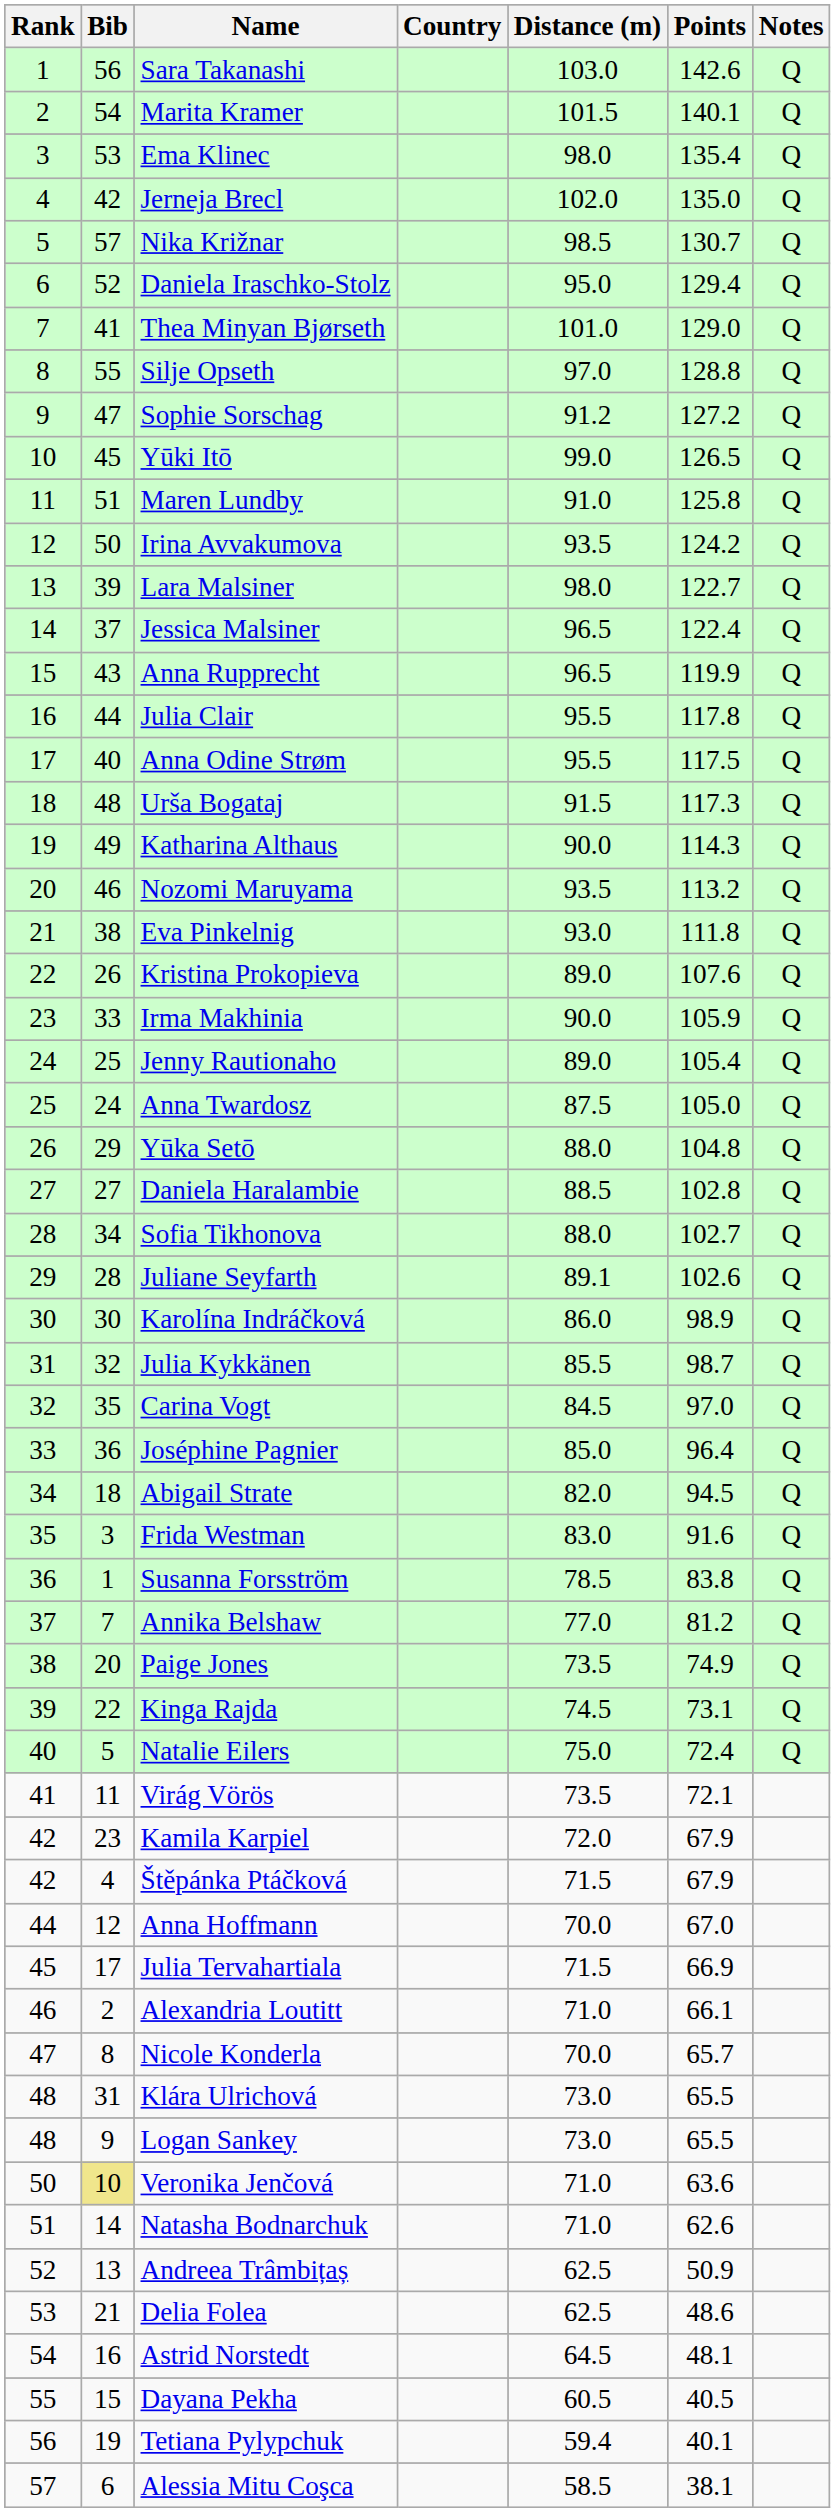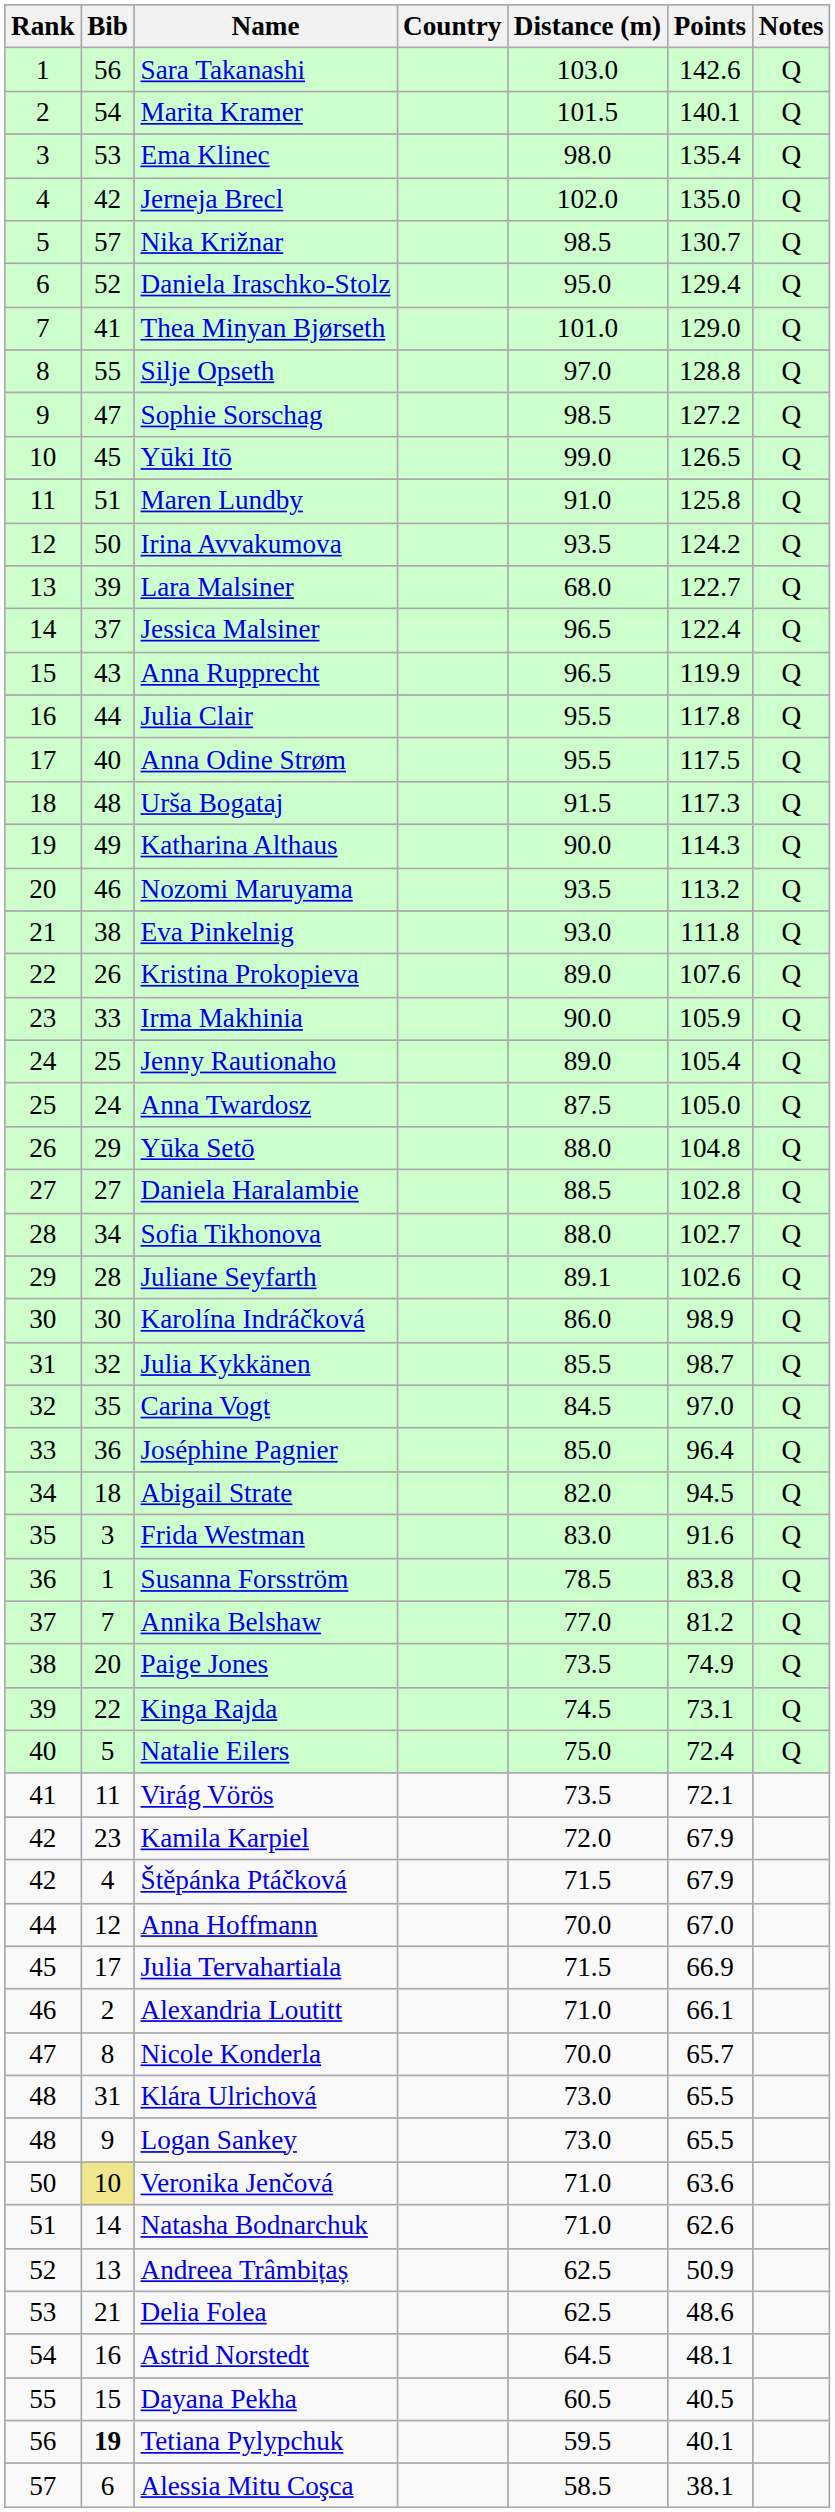(587, 414) 91.2 -> (587, 414) 98.5
(587, 586) 98.0 -> (587, 586) 68.0
(108, 2441) normal -> (108, 2441) bold
(587, 2441) 59.4 -> (587, 2441) 59.5
